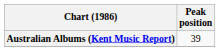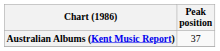(196, 38) 39 -> (196, 38) 37
